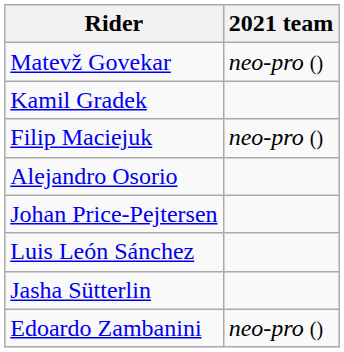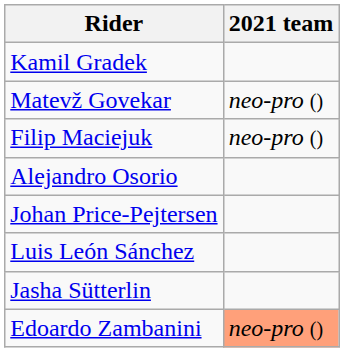rows swapped: (91, 61) <-> (79, 99)
(276, 328) no background -> (276, 328) lightsalmon background
